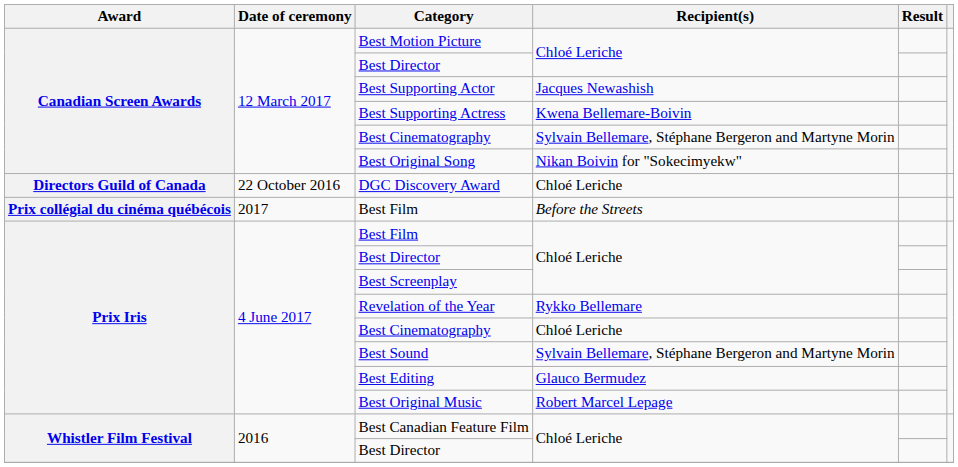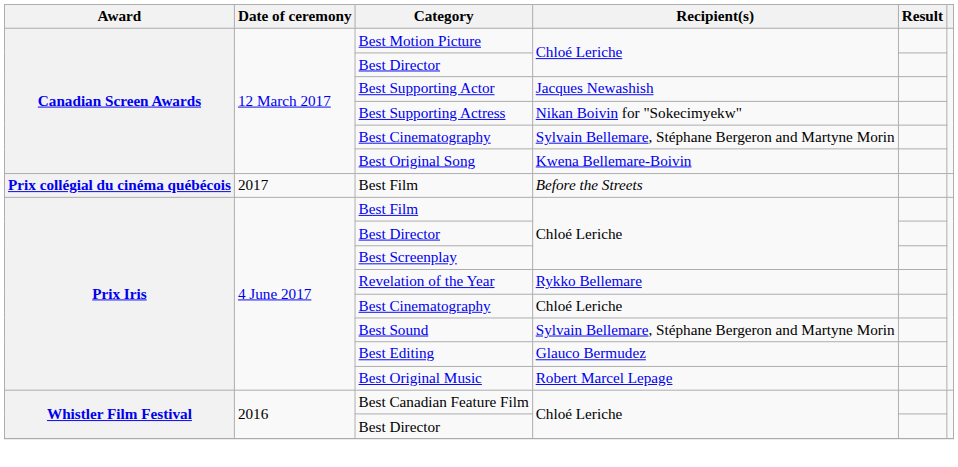(614, 112) Kwena Bellemare-Boivin -> (639, 112) Nikan Boivin for "Sokecimyekw"
(639, 161) Nikan Boivin for "Sokecimyekw" -> (614, 161) Kwena Bellemare-Boivin
- row: (119, 185)
